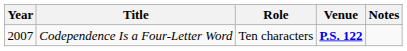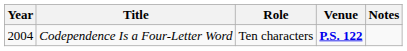(20, 35) 2007 -> (20, 35) 2004
